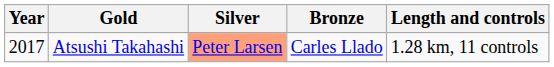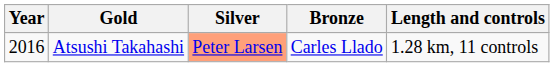(27, 47) 2017 -> (27, 47) 2016
